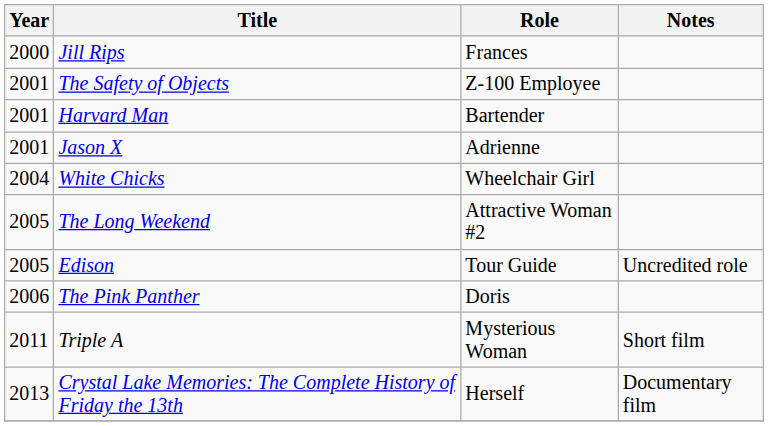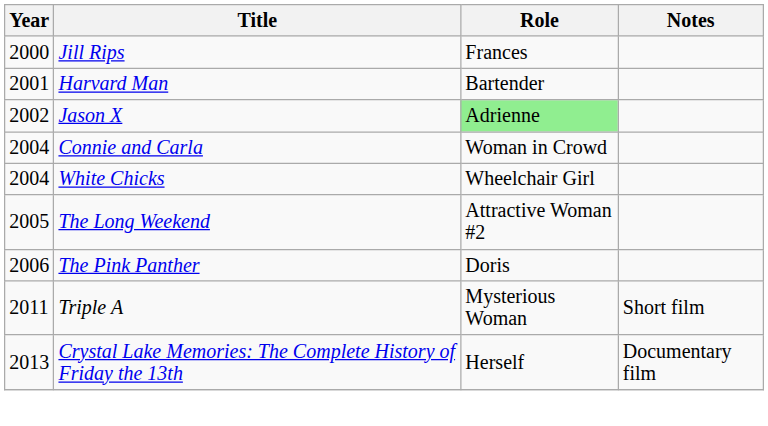- row: (144, 83)
(29, 147) 2001 -> (29, 115) 2002
(503, 147) no background -> (503, 115) lightgreen background
+ row: (131, 147)
- row: (86, 264)
